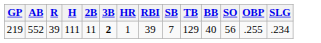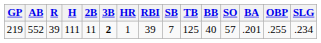+ column: (252, 13)
(191, 30) 129 -> (191, 30) 125
(230, 30) 56 -> (230, 30) 57
